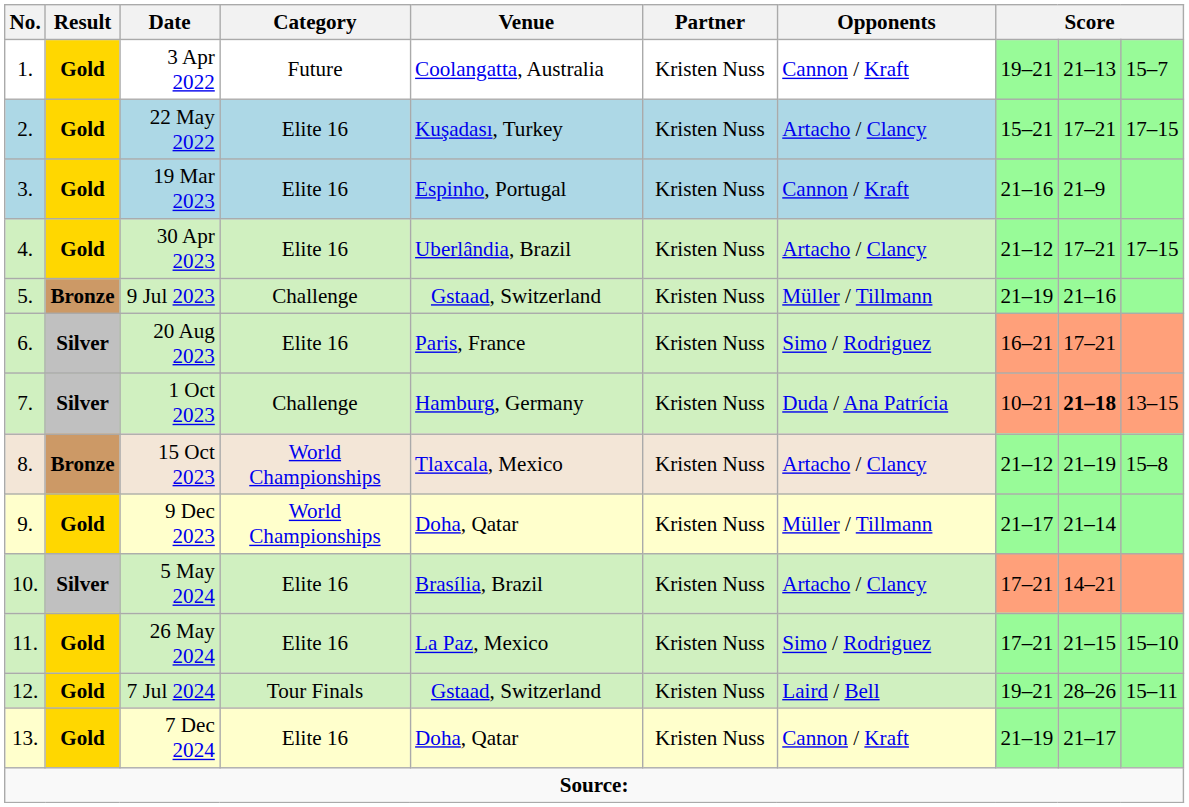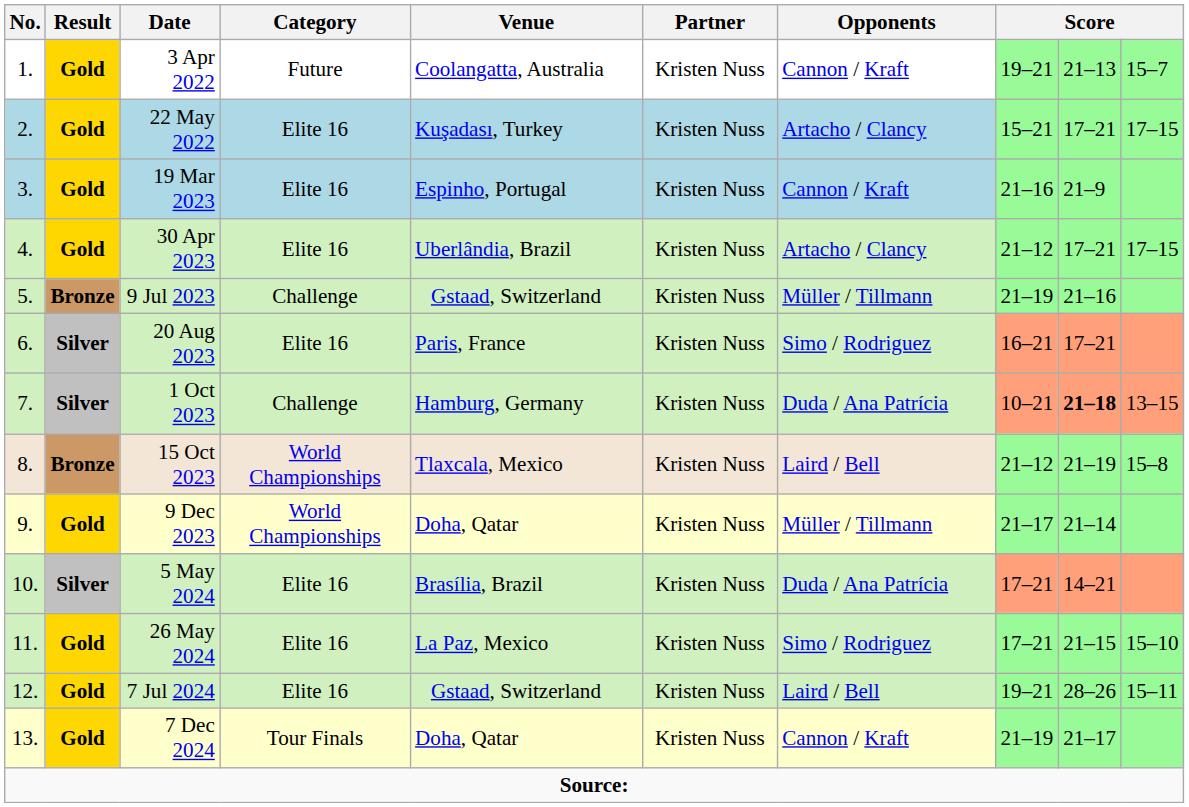(854, 463) Artacho / Clancy -> (831, 463) Laird / Bell
(854, 583) Artacho / Clancy -> (865, 583) Duda / Ana Patrícia
(315, 690) Tour Finals -> (315, 690) Elite 16
(315, 737) Elite 16 -> (315, 737) Tour Finals
